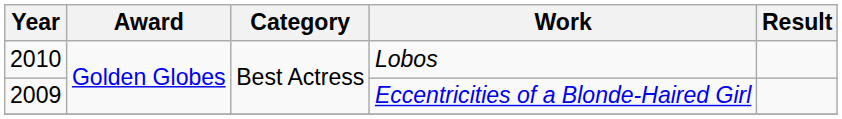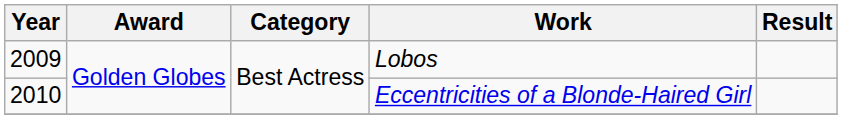(36, 59) 2010 -> (36, 59) 2009
(36, 95) 2009 -> (36, 95) 2010
